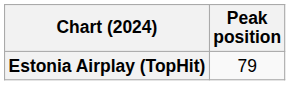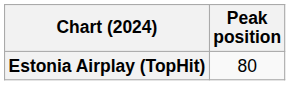(247, 65) 79 -> (247, 65) 80
